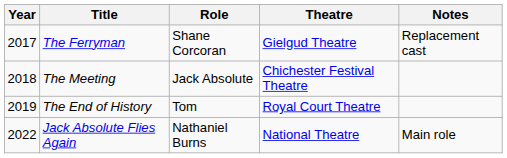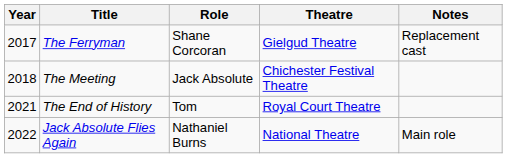(22, 106) 2019 -> (22, 106) 2021
